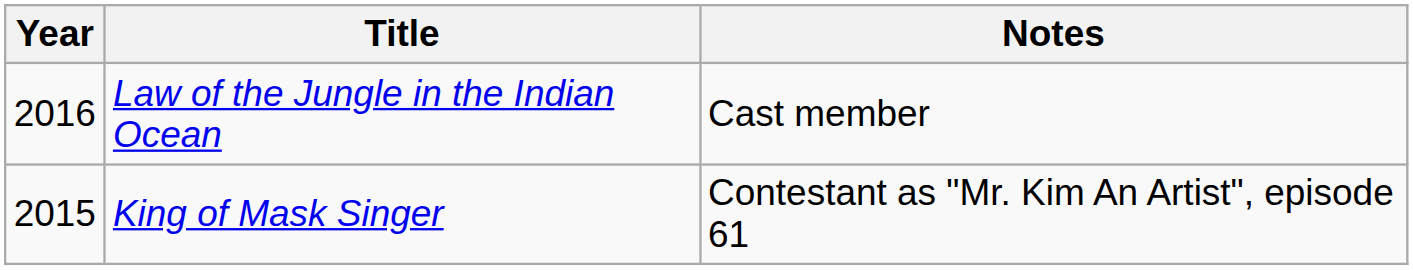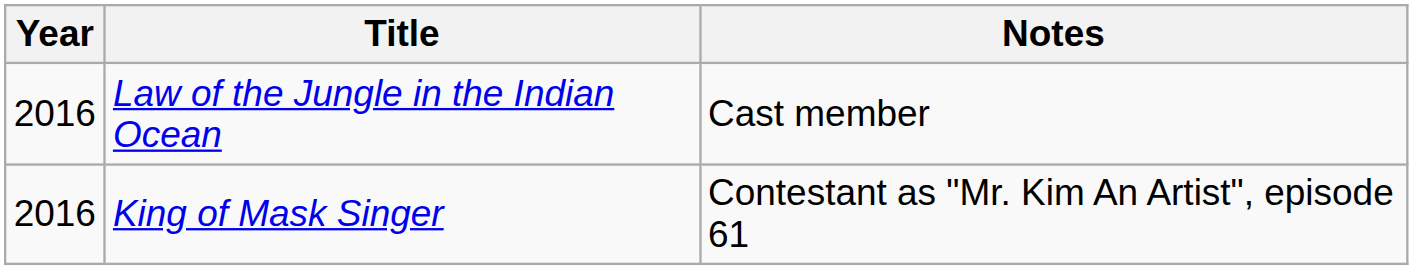(55, 213) 2015 -> (55, 213) 2016
